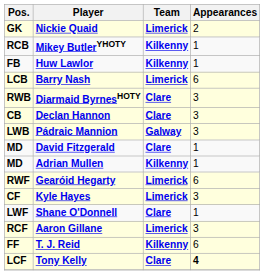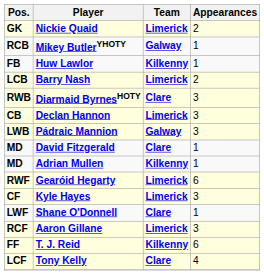(167, 46) Kilkenny -> (163, 46) Galway
(196, 80) 6 -> (196, 80) 2
(158, 115) Clare -> (167, 115) Limerick
(196, 261) bold -> (196, 261) normal
